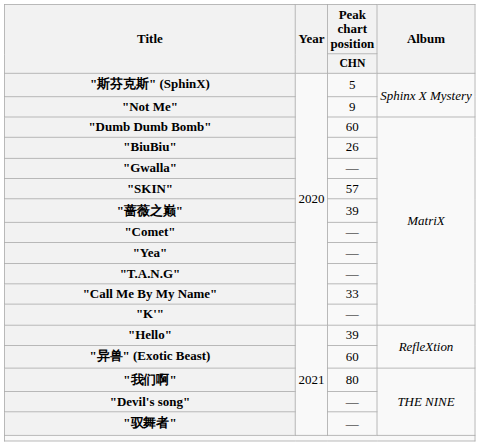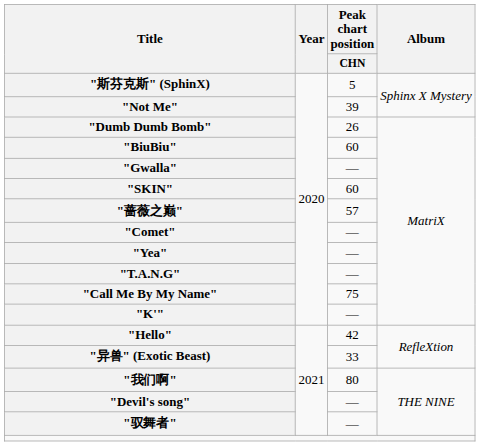(352, 106) 9 -> (352, 106) 39
(352, 127) 60 -> (352, 127) 26
(352, 147) 26 -> (352, 147) 60
(352, 188) 57 -> (352, 188) 60
(352, 210) 39 -> (352, 210) 57
(352, 294) 33 -> (352, 294) 75
(352, 335) 39 -> (352, 335) 42
(352, 357) 60 -> (352, 357) 33
